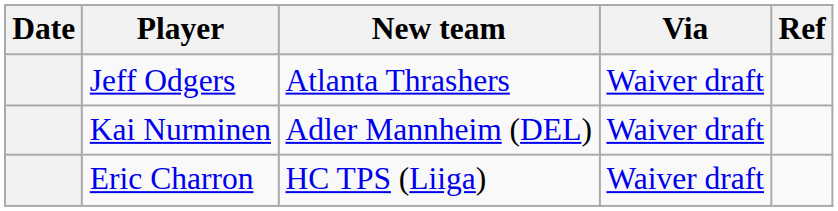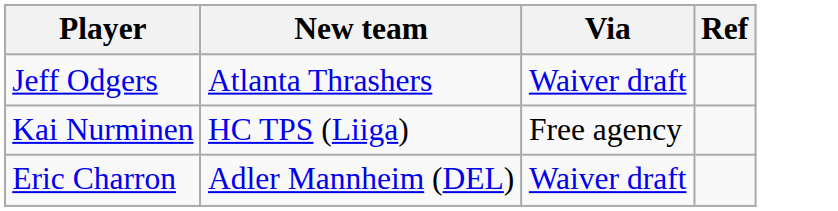- column: (44, 29)
(439, 129) Adler Mannheim (DEL) -> (308, 129) HC TPS (Liiga)
(685, 129) Waiver draft -> (605, 129) Free agency
(386, 179) HC TPS (Liiga) -> (361, 179) Adler Mannheim (DEL)
